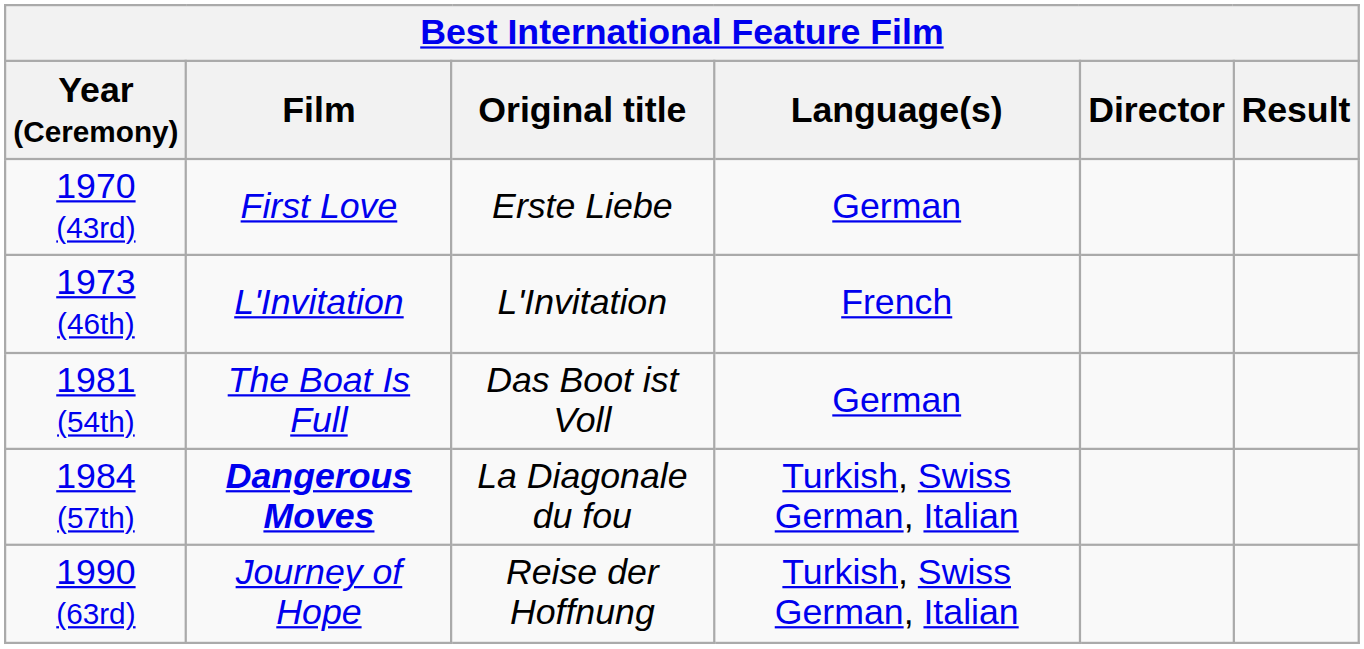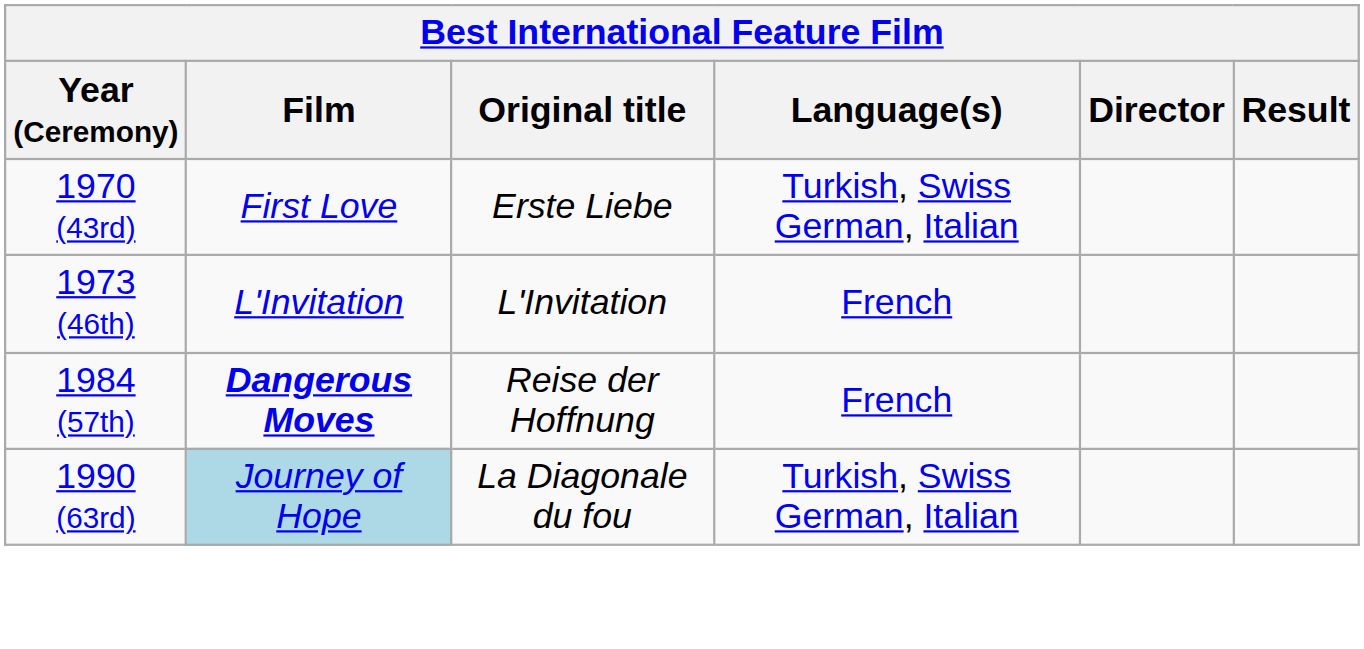(897, 206) German -> (897, 206) Turkish, Swiss German, Italian
- row: (96, 399)
(582, 496) La Diagonale du fou -> (582, 399) Reise der Hoffnung
(897, 496) Turkish, Swiss German, Italian -> (897, 399) French
(319, 593) no background -> (319, 496) lightblue background
(582, 593) Reise der Hoffnung -> (582, 496) La Diagonale du fou
